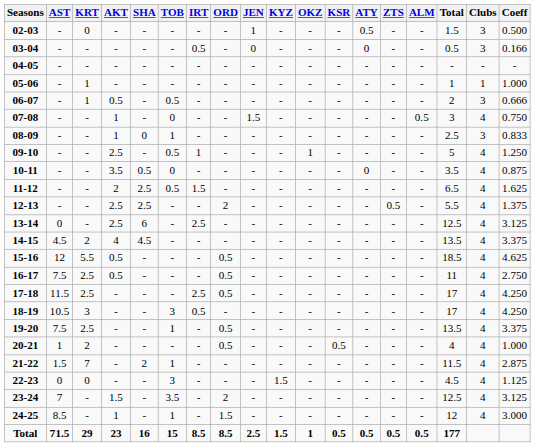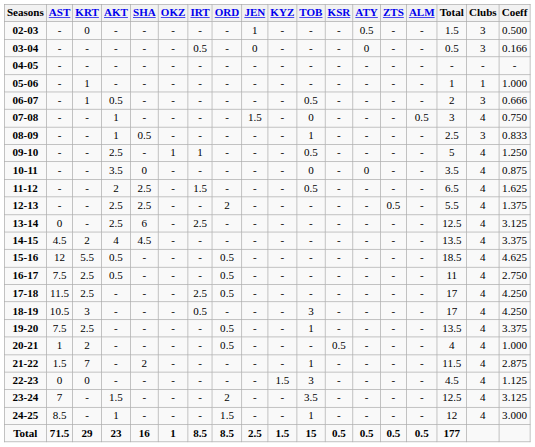columns swapped: (172, 13) <-> (310, 13)
(144, 135) 0 -> (144, 135) 0.5
(144, 170) 0.5 -> (144, 170) 0
